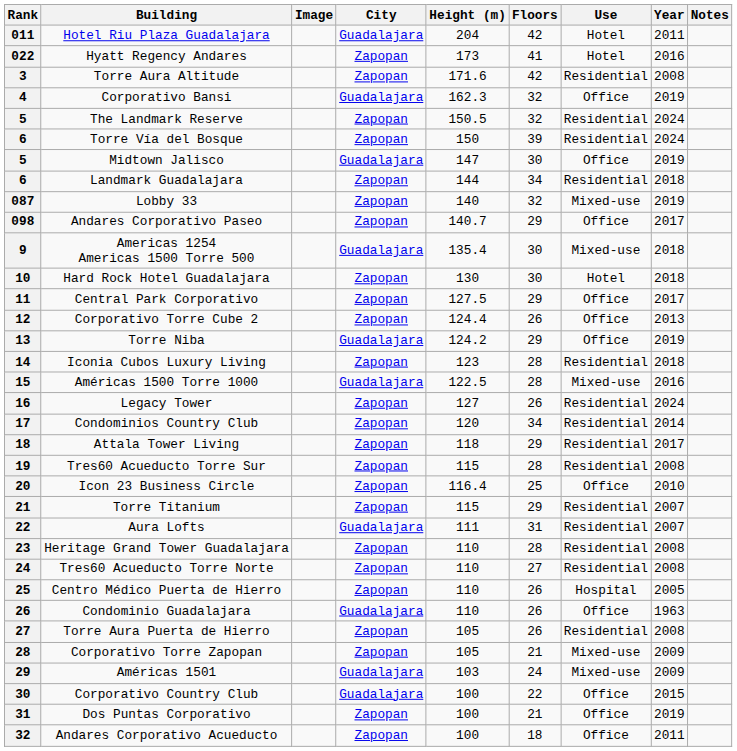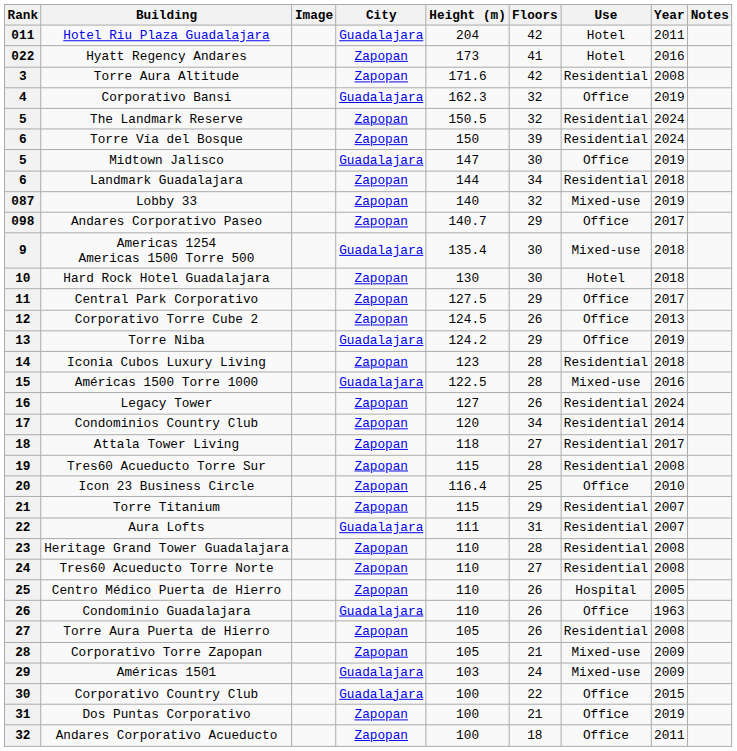(468, 320) 124.4 -> (468, 320) 124.5
(535, 445) 29 -> (535, 445) 27
